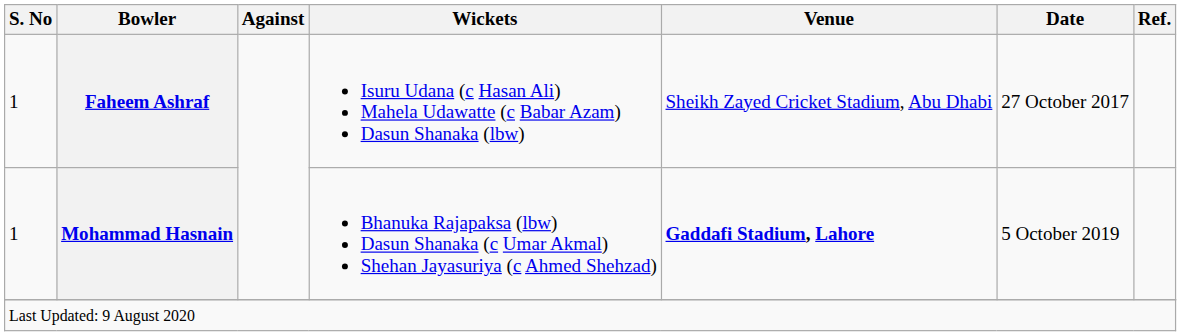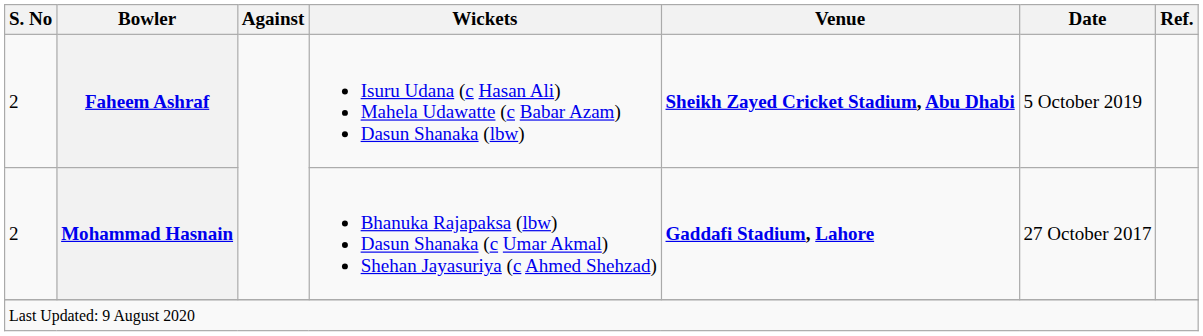(14, 100) 1 -> (14, 100) 2
(829, 100) normal -> (840, 100) bold
(1065, 100) 27 October 2017 -> (1083, 100) 5 October 2019
(14, 233) 1 -> (14, 233) 2
(1060, 233) 5 October 2019 -> (1087, 233) 27 October 2017
